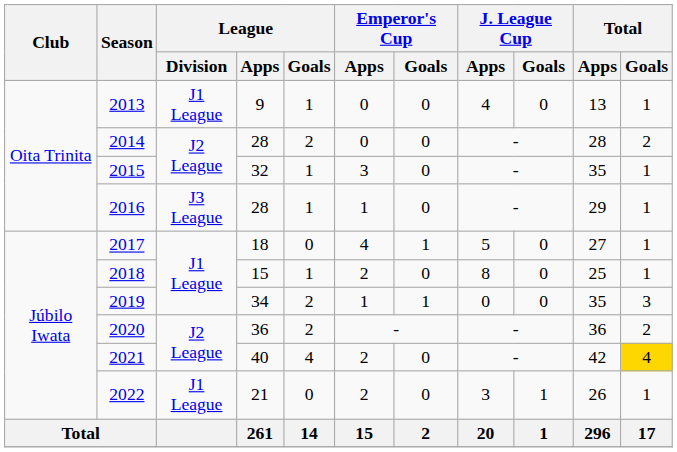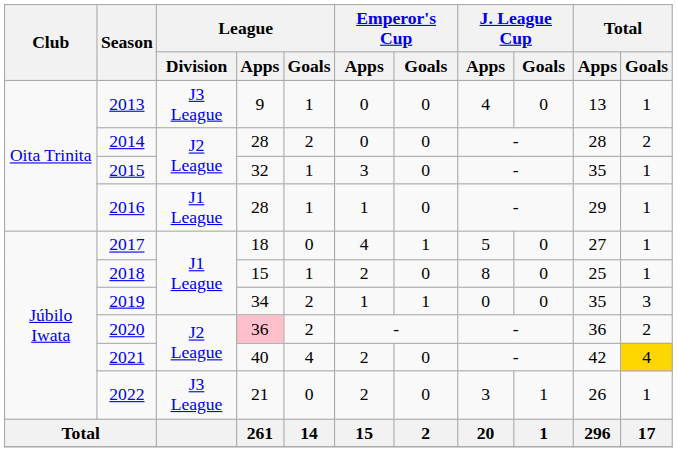(197, 103) J1 League -> (197, 103) J3 League
(197, 207) J3 League -> (197, 207) J1 League
(260, 329) no background -> (260, 329) pink background
(197, 394) J1 League -> (197, 394) J3 League
